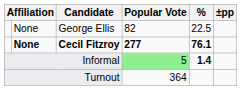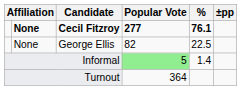rows swapped: (89, 45) <-> (86, 28)
(204, 61) bold -> (204, 61) normal
